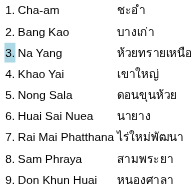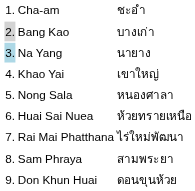(10, 31) no background -> (10, 31) lightgrey background
(155, 53) ห้วยทรายเหนือ -> (134, 53) นายาง
(147, 95) ดอนขุนห้วย -> (145, 95) หนองศาลา
(134, 116) นายาง -> (155, 116) ห้วยทรายเหนือ
(145, 180) หนองศาลา -> (147, 180) ดอนขุนห้วย
